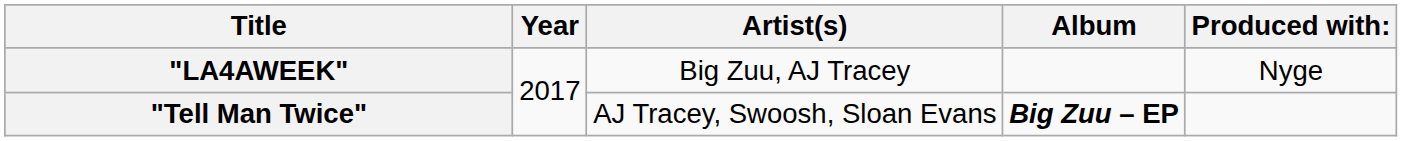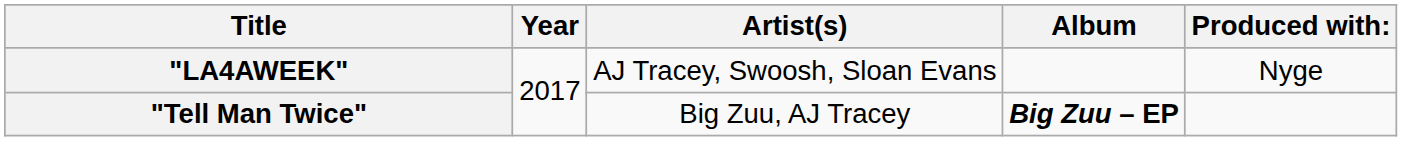(795, 69) Big Zuu, AJ Tracey -> (795, 69) AJ Tracey, Swoosh, Sloan Evans
(795, 113) AJ Tracey, Swoosh, Sloan Evans -> (795, 113) Big Zuu, AJ Tracey
